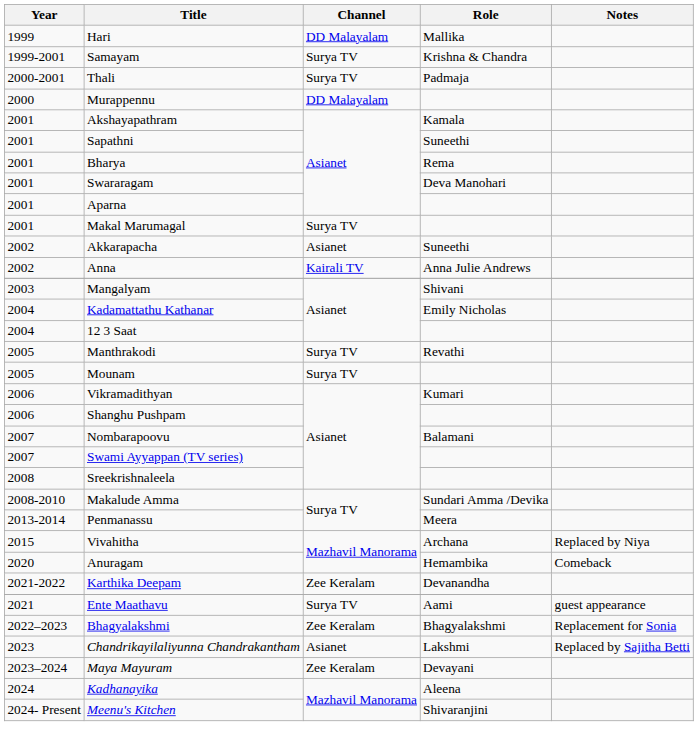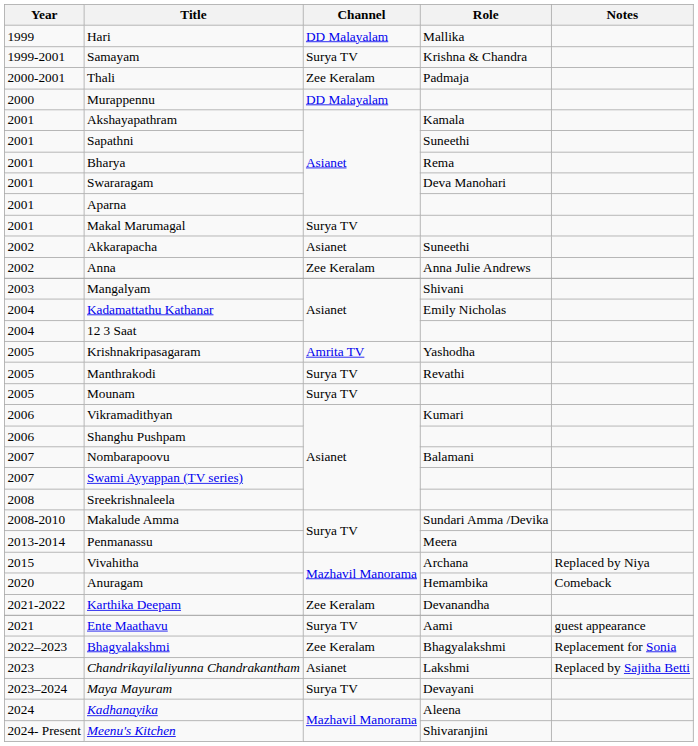(332, 78) Surya TV -> (340, 78) Zee Keralam
(335, 267) Kairali TV -> (340, 267) Zee Keralam
+ row: (144, 352)
(340, 667) Zee Keralam -> (332, 688) Surya TV
